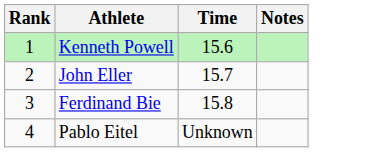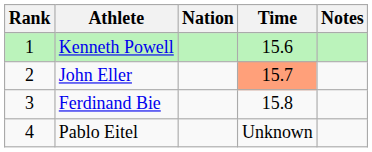+ column: (208, 18)
(217, 75) no background -> (277, 75) lightsalmon background
